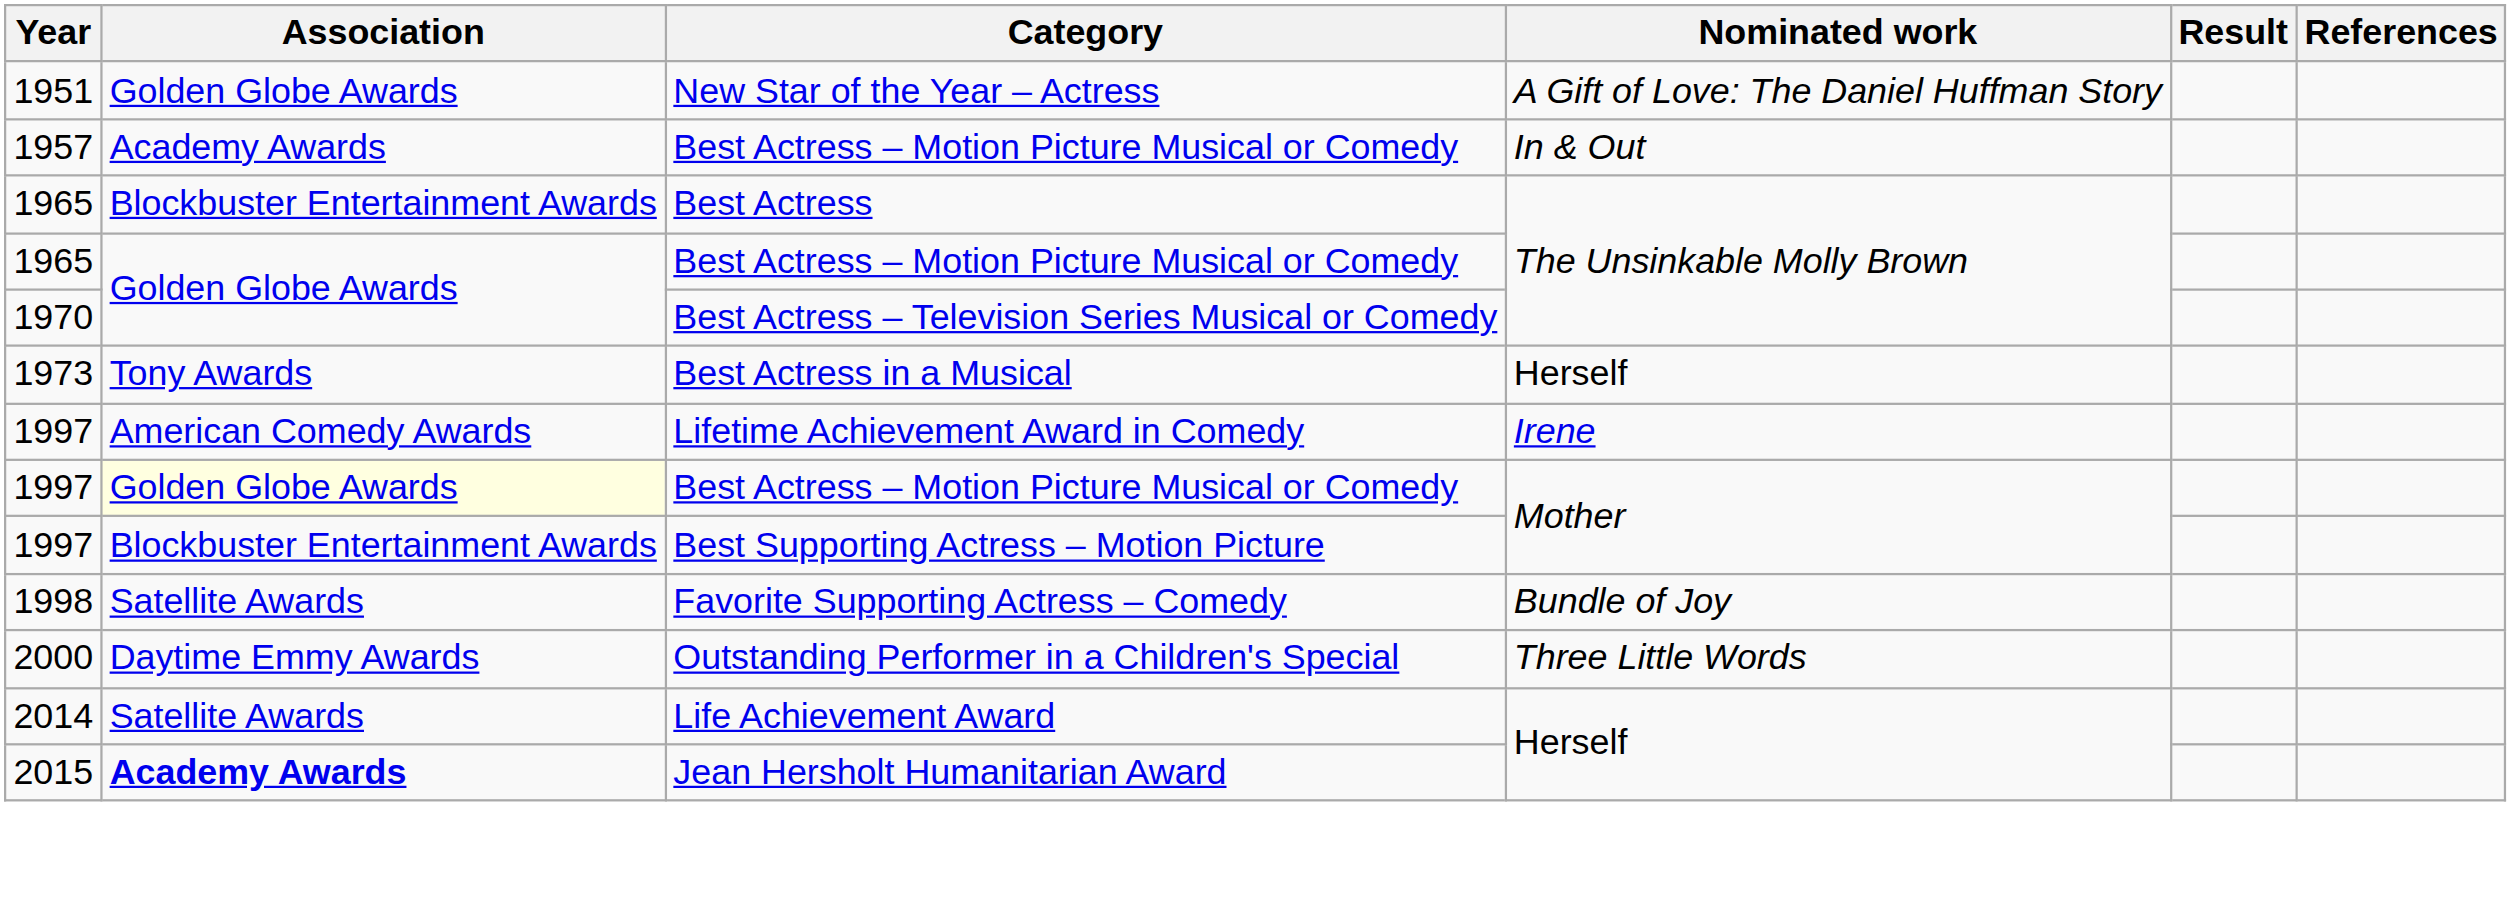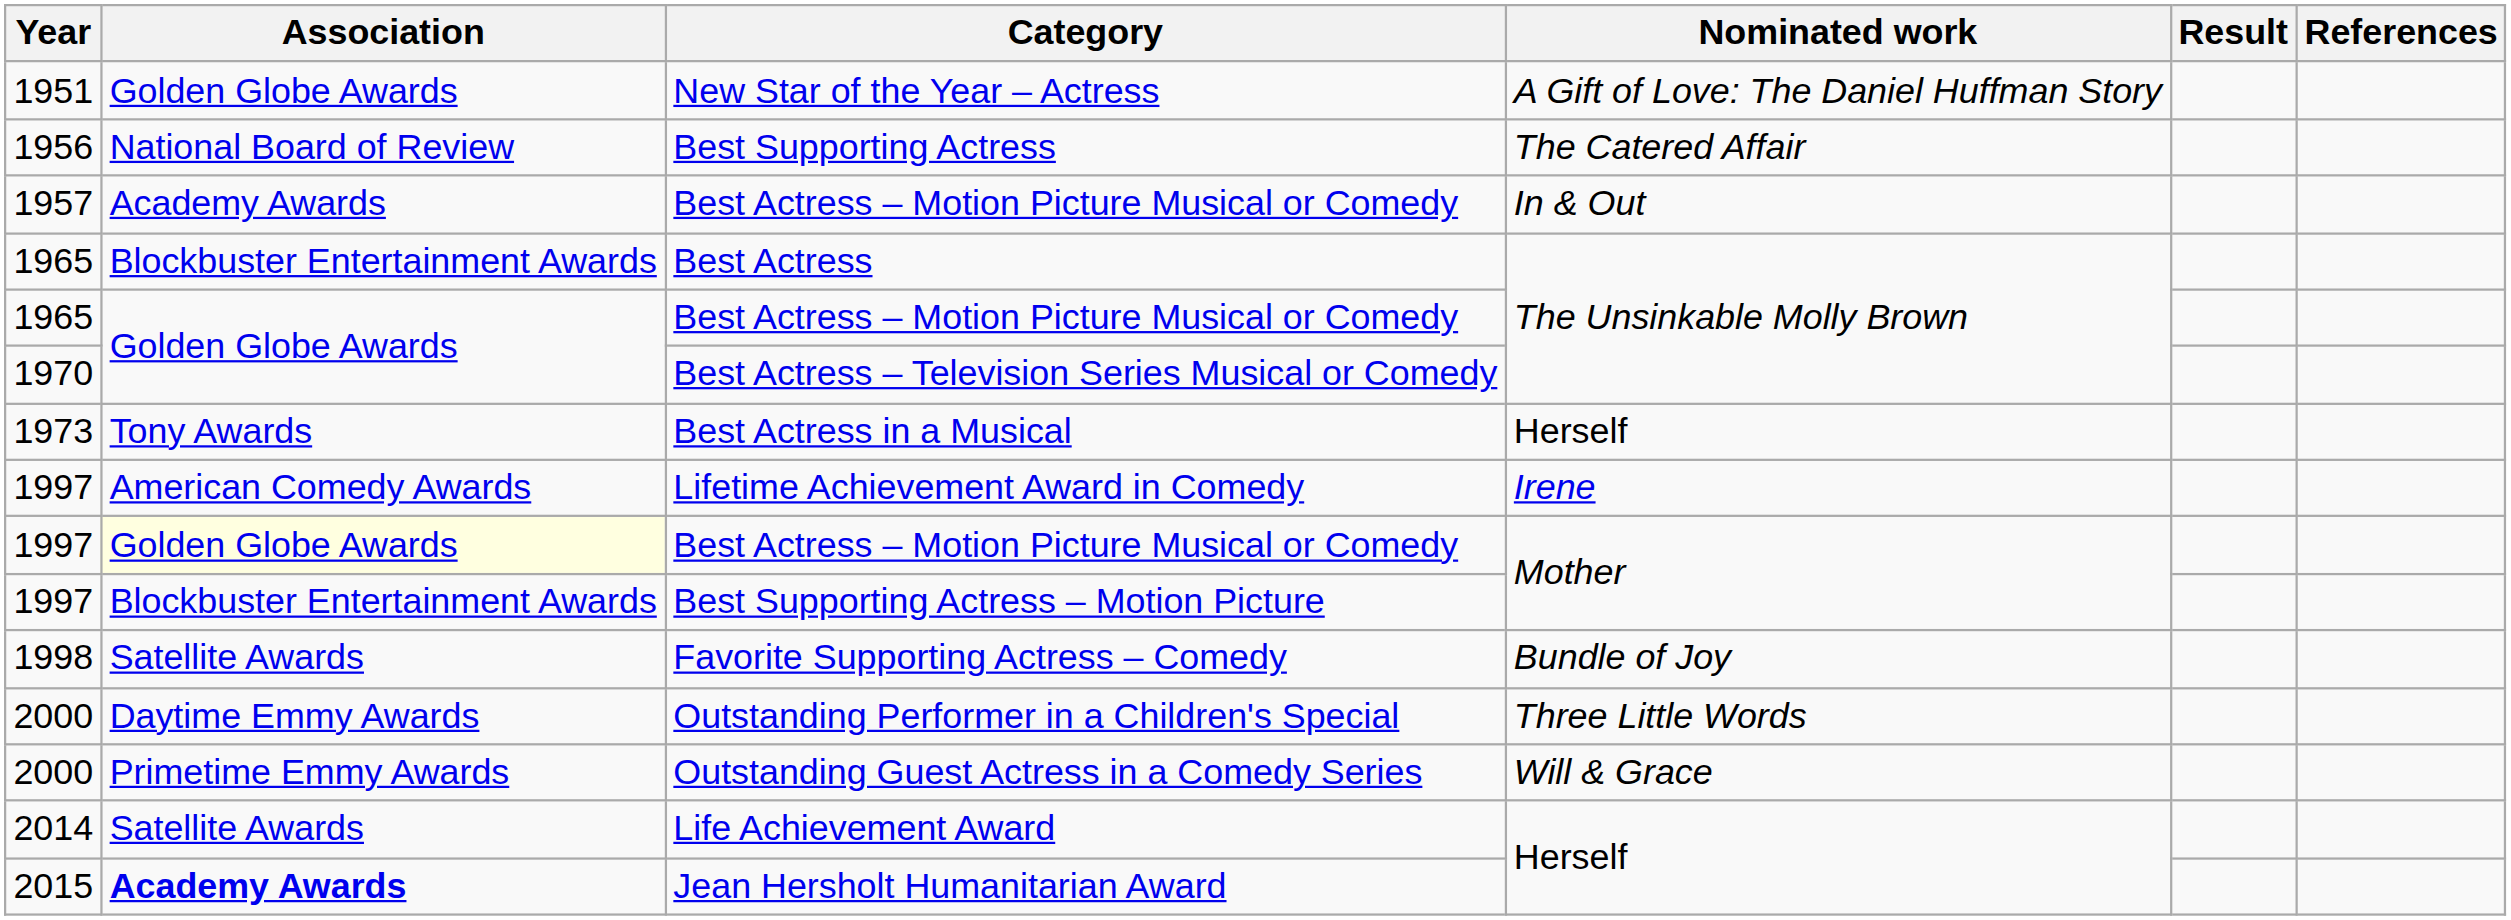+ row: (53, 146)
+ row: (53, 771)
